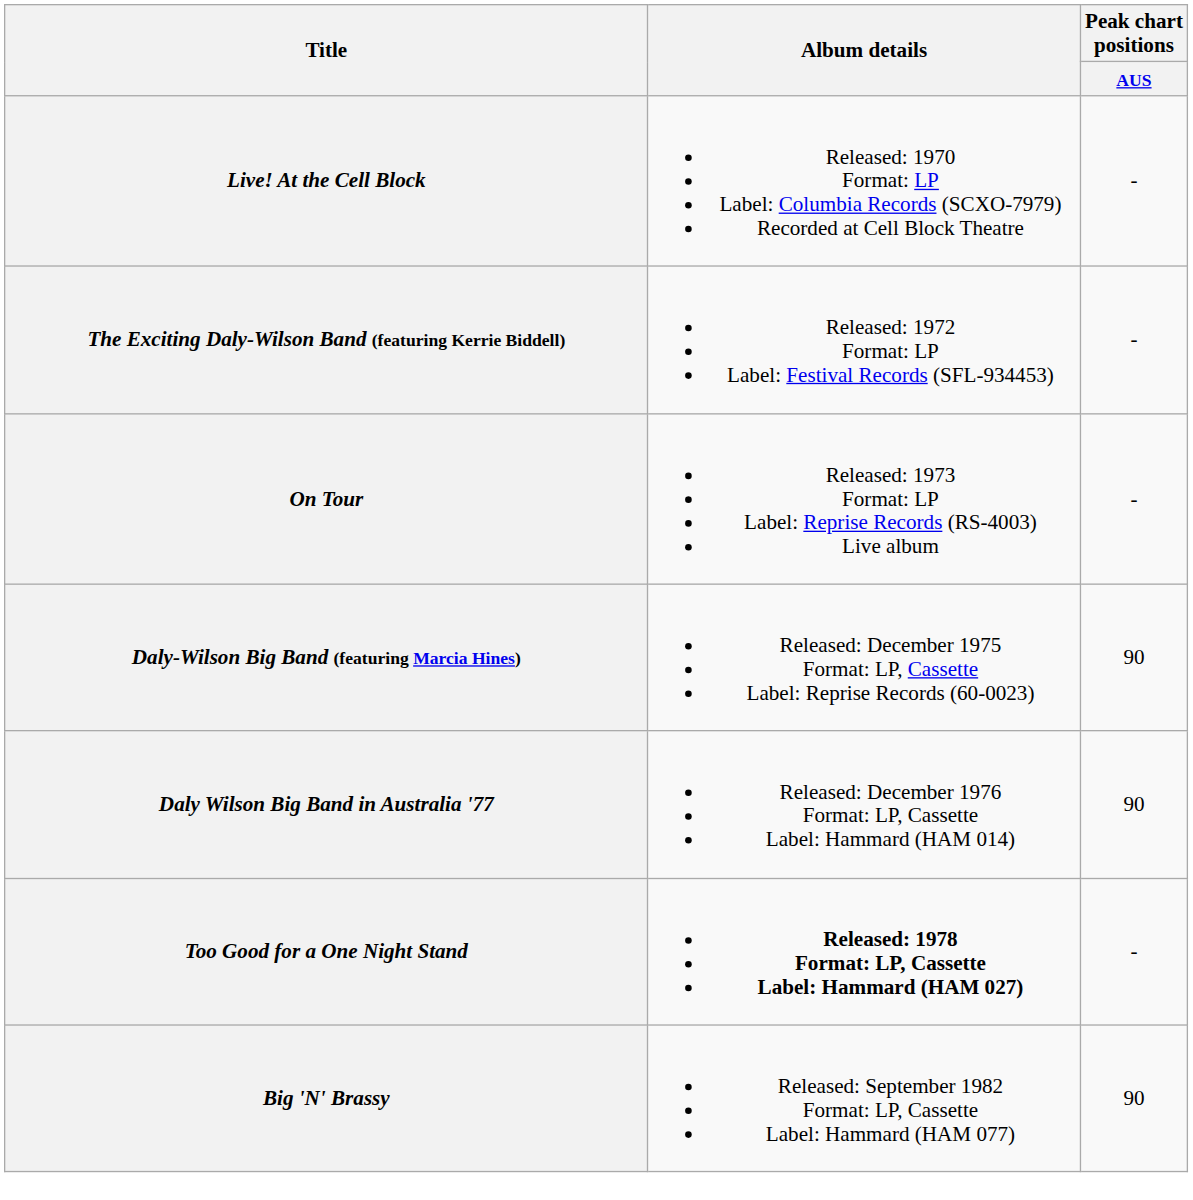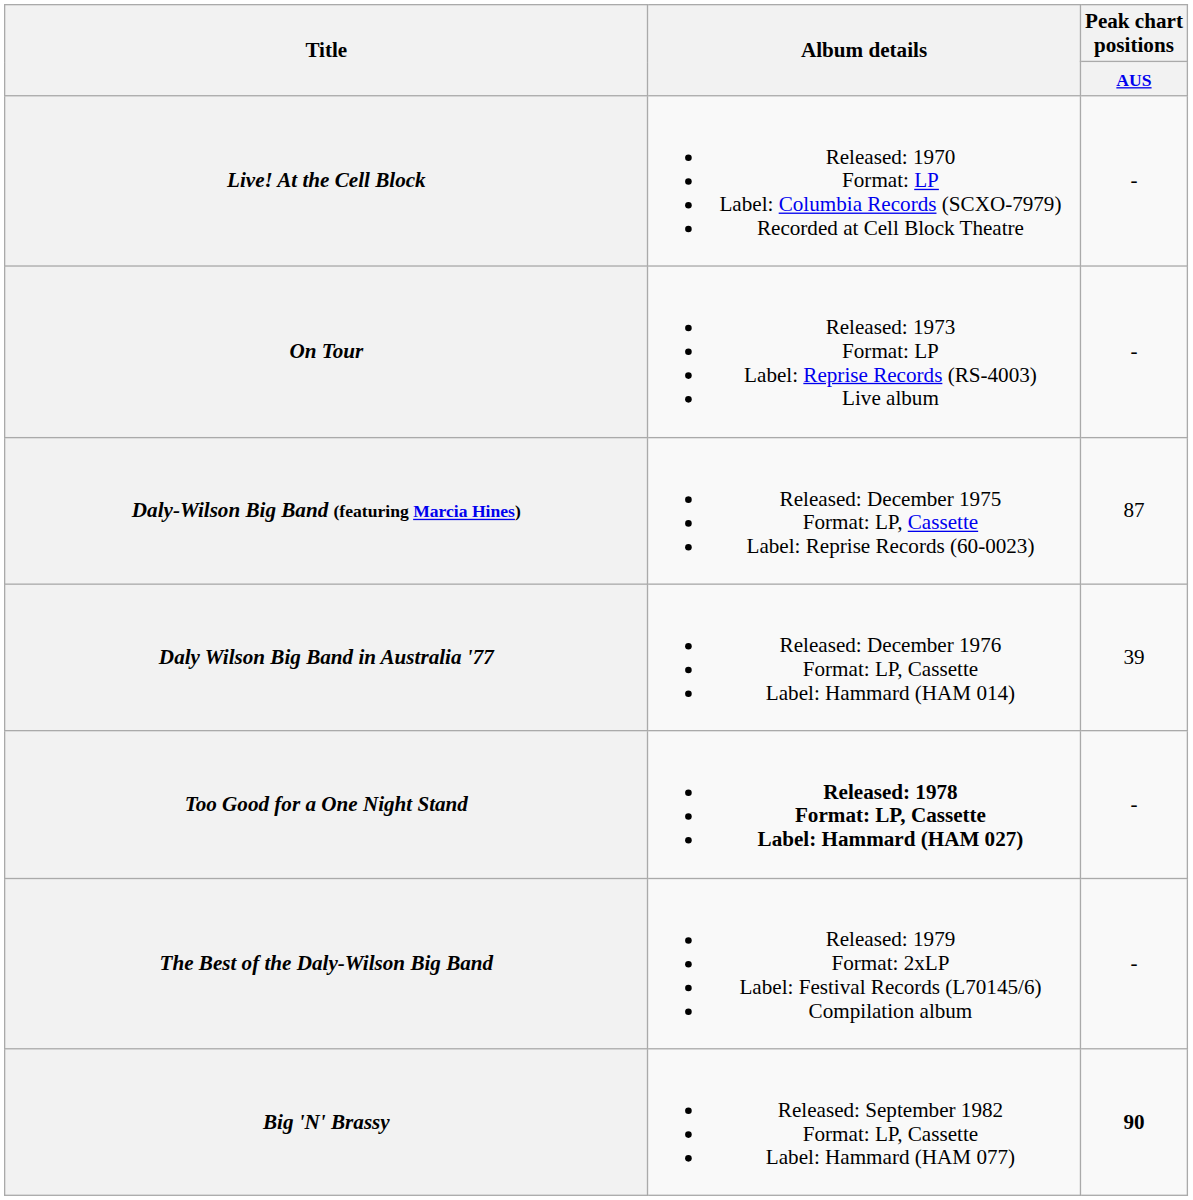- row: (326, 339)
(1134, 657) 90 -> (1134, 510) 87
(1134, 804) 90 -> (1134, 657) 39
+ row: (326, 963)
(1134, 1098) normal -> (1134, 1122) bold
